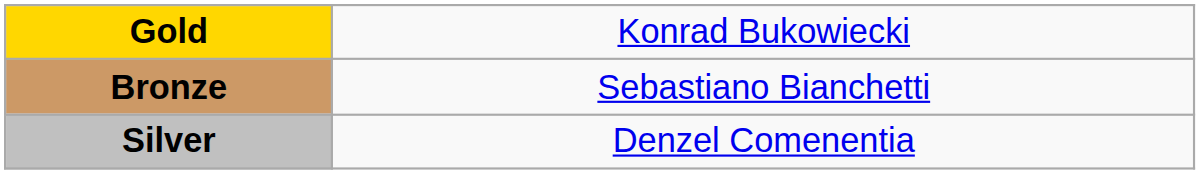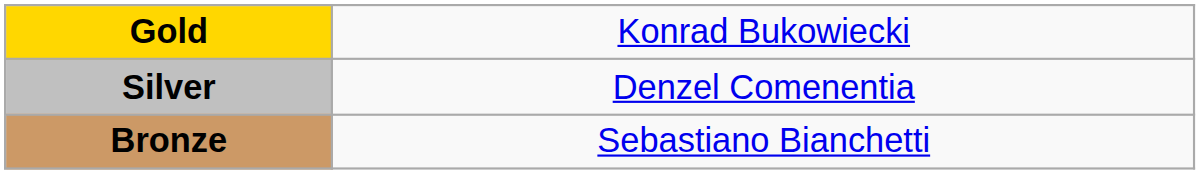rows swapped: (169, 140) <-> (169, 86)
